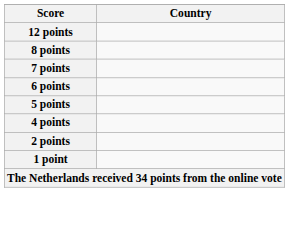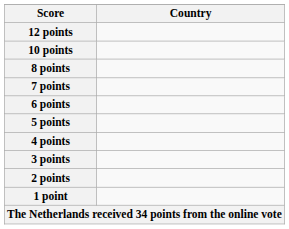+ row: (51, 50)
+ row: (51, 159)
